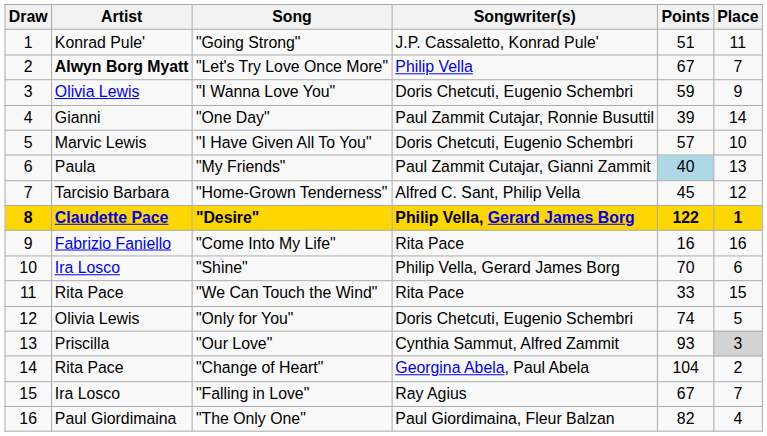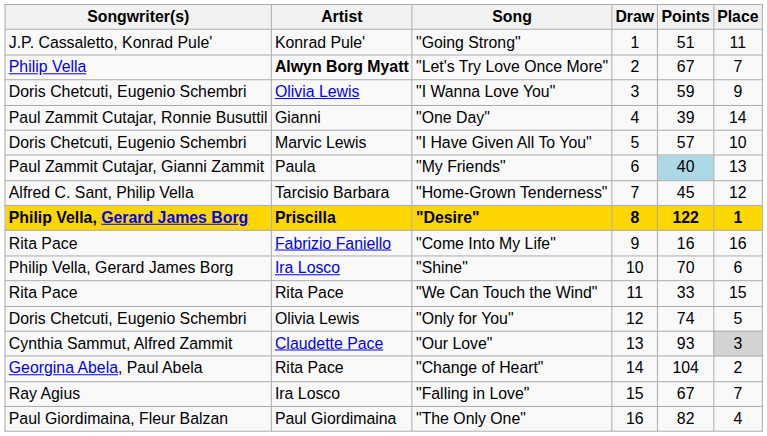columns swapped: (28, 17) <-> (525, 17)
(112, 218) Claudette Pace -> (305, 218) Priscilla
(82, 343) Priscilla -> (329, 343) Claudette Pace
